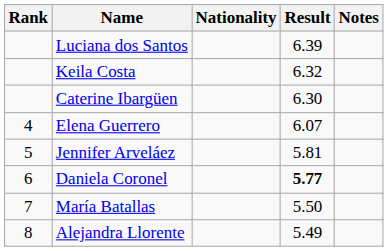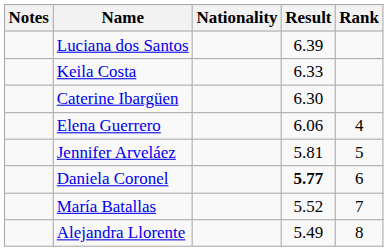columns swapped: (28, 17) <-> (359, 17)
(308, 71) 6.32 -> (308, 71) 6.33
(308, 125) 6.07 -> (308, 125) 6.06
(308, 206) 5.50 -> (308, 206) 5.52
